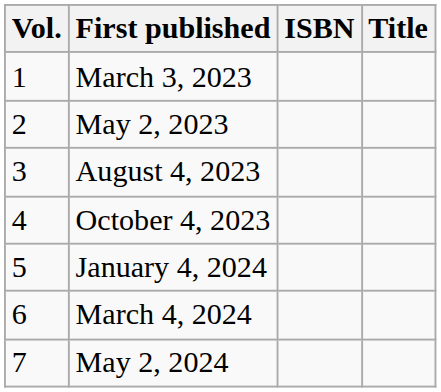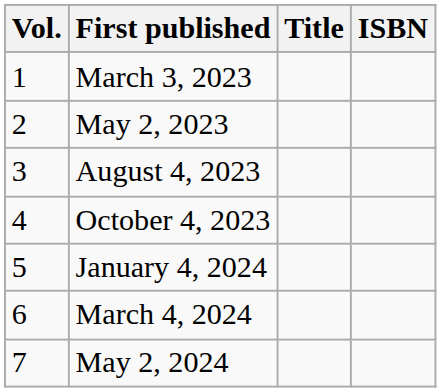columns swapped: (398, 28) <-> (319, 28)
